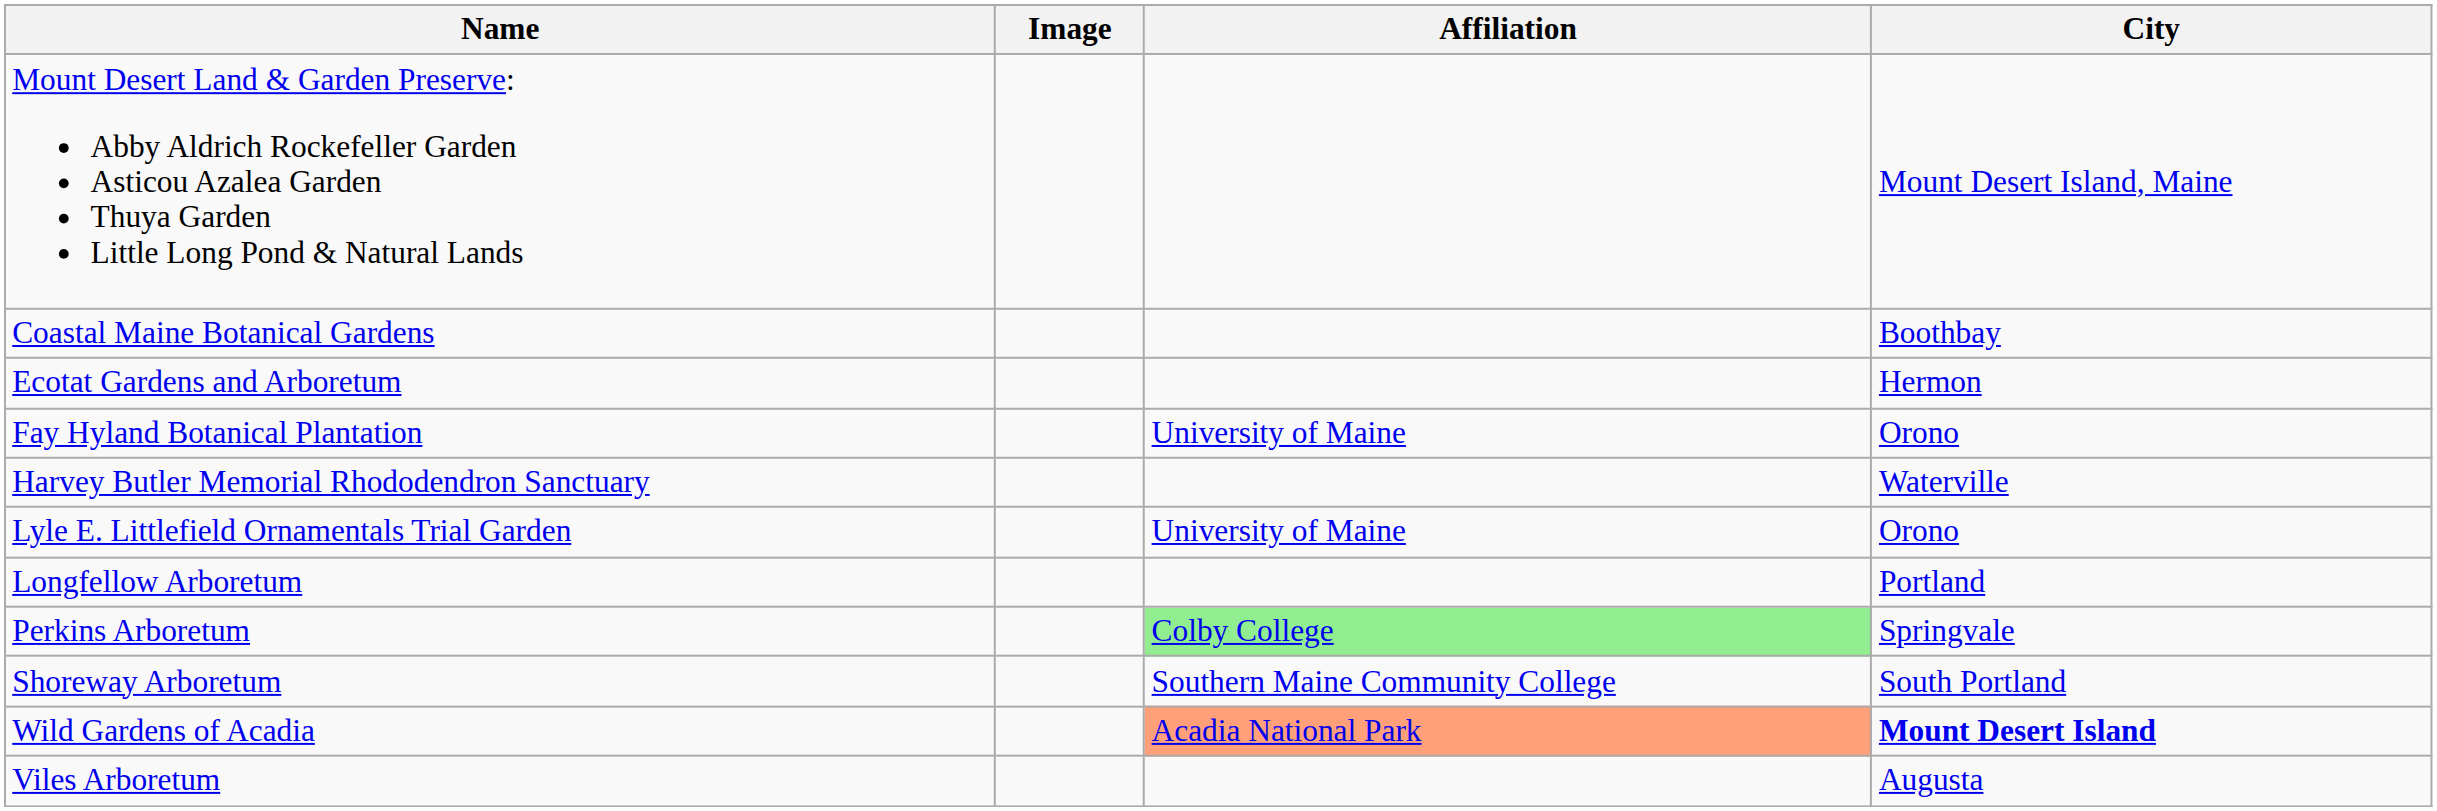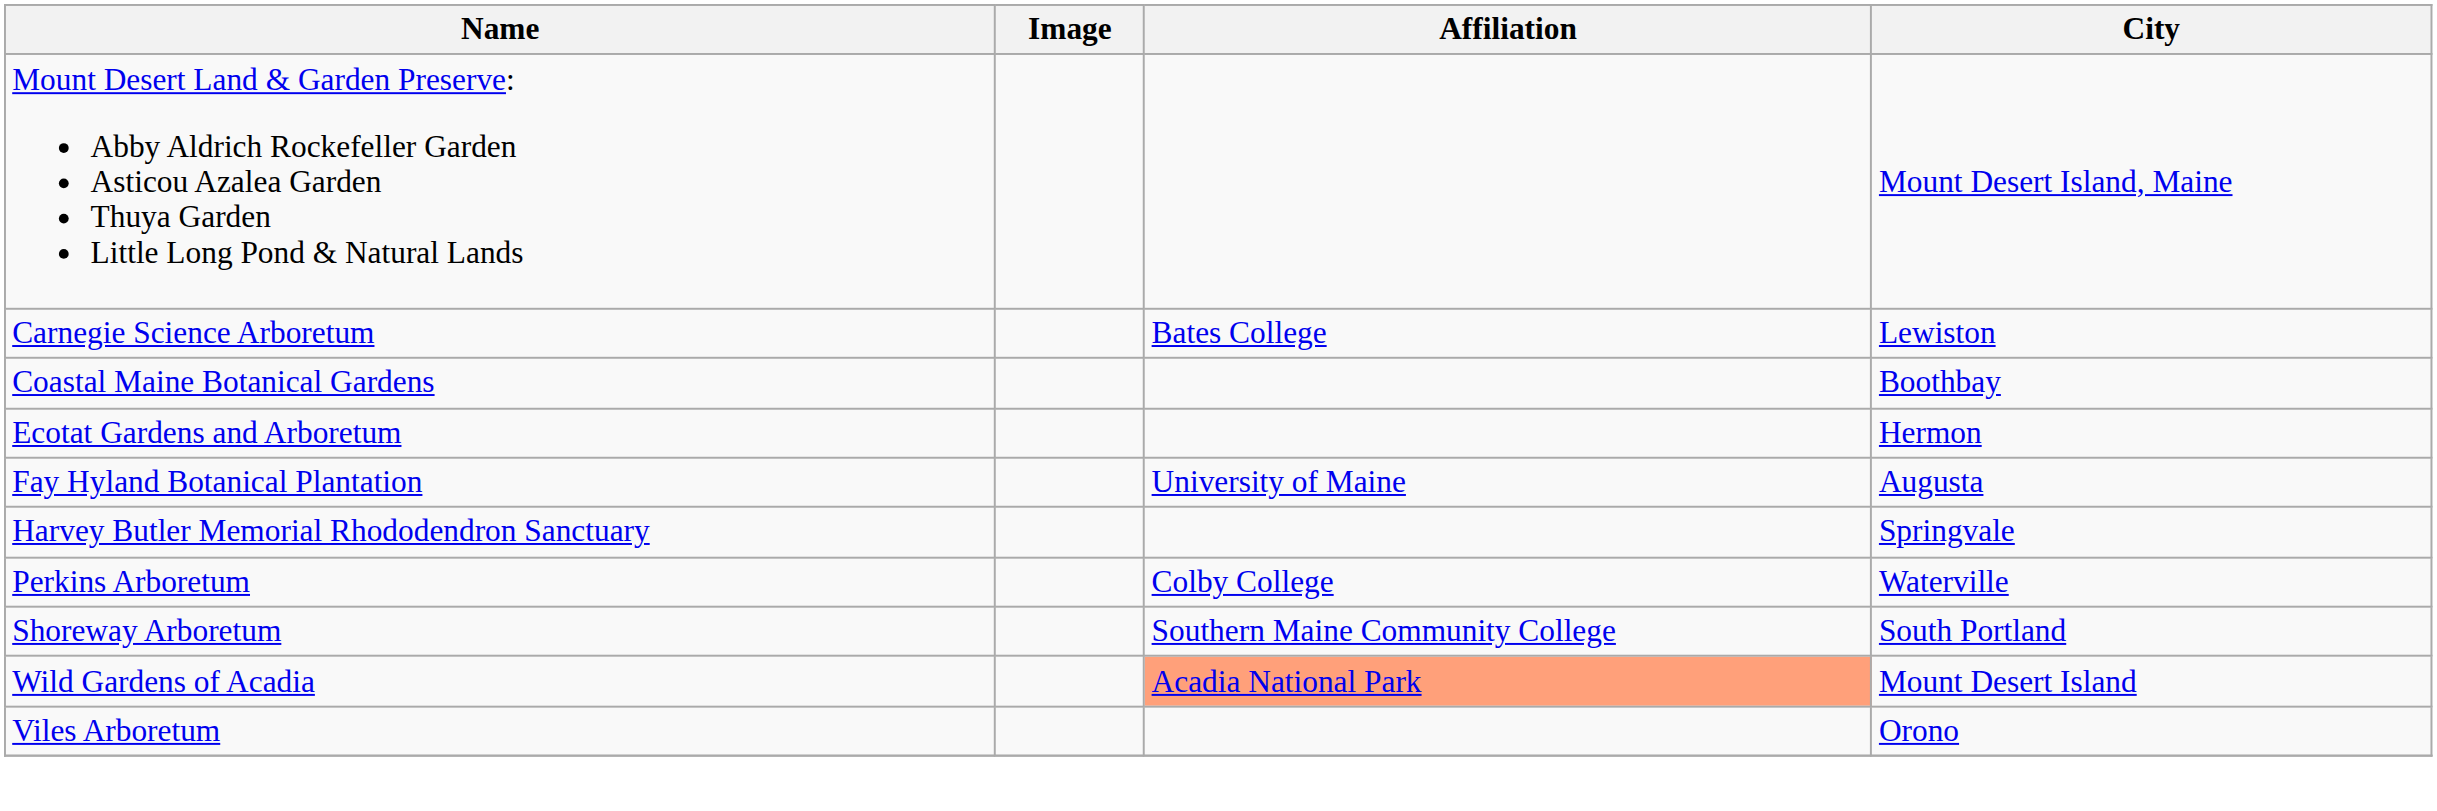+ row: (193, 332)
(1919, 432) Orono -> (1931, 481) Augusta
(1944, 481) Waterville -> (1947, 531) Springvale
- row: (292, 531)
- row: (157, 581)
(1243, 631) lightgreen background -> (1243, 581) no background
(1947, 631) Springvale -> (1944, 581) Waterville
(2017, 730) bold -> (2008, 680) normal
(1931, 780) Augusta -> (1919, 730) Orono
